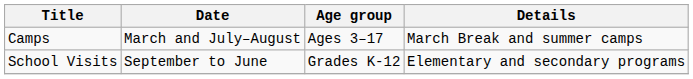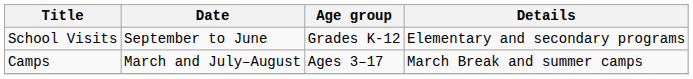rows swapped: (63, 62) <-> (29, 39)
